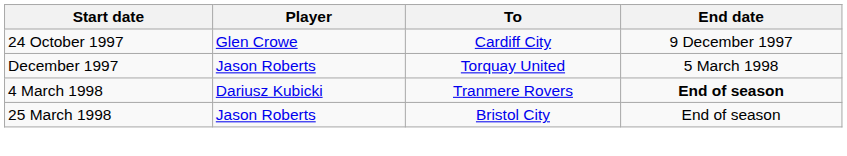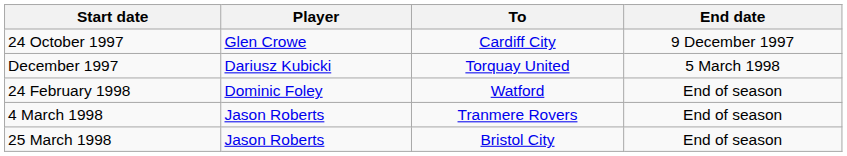(266, 66) Jason Roberts -> (278, 66) Dariusz Kubicki
+ row: (69, 91)
(269, 91) Dariusz Kubicki -> (274, 115) Jason Roberts
(731, 91) bold -> (733, 115) normal
